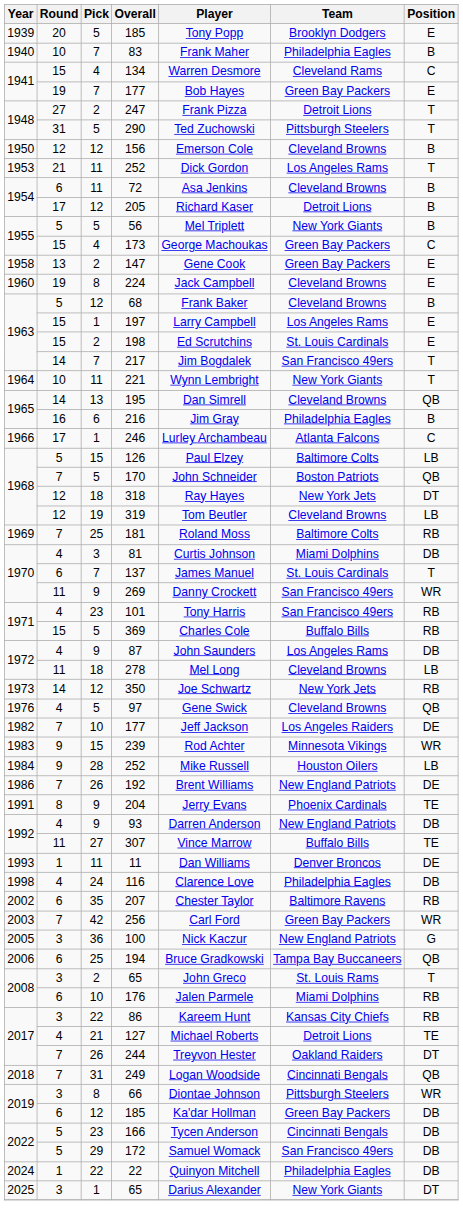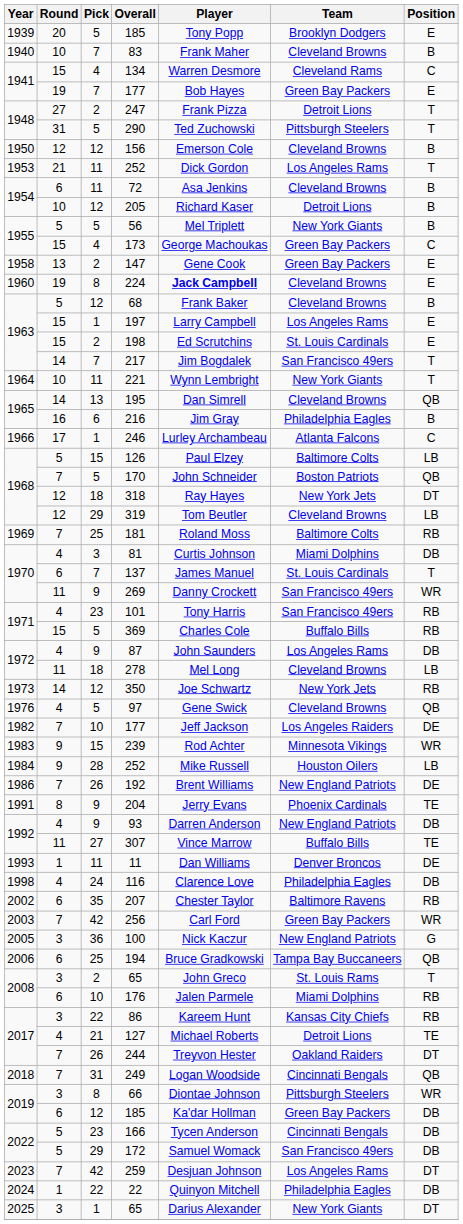(337, 52) Philadelphia Eagles -> (337, 52) Cleveland Browns
(59, 206) 17 -> (59, 206) 10
(214, 284) normal -> (214, 284) bold
(96, 515) 19 -> (96, 515) 29
+ row: (21, 1171)
